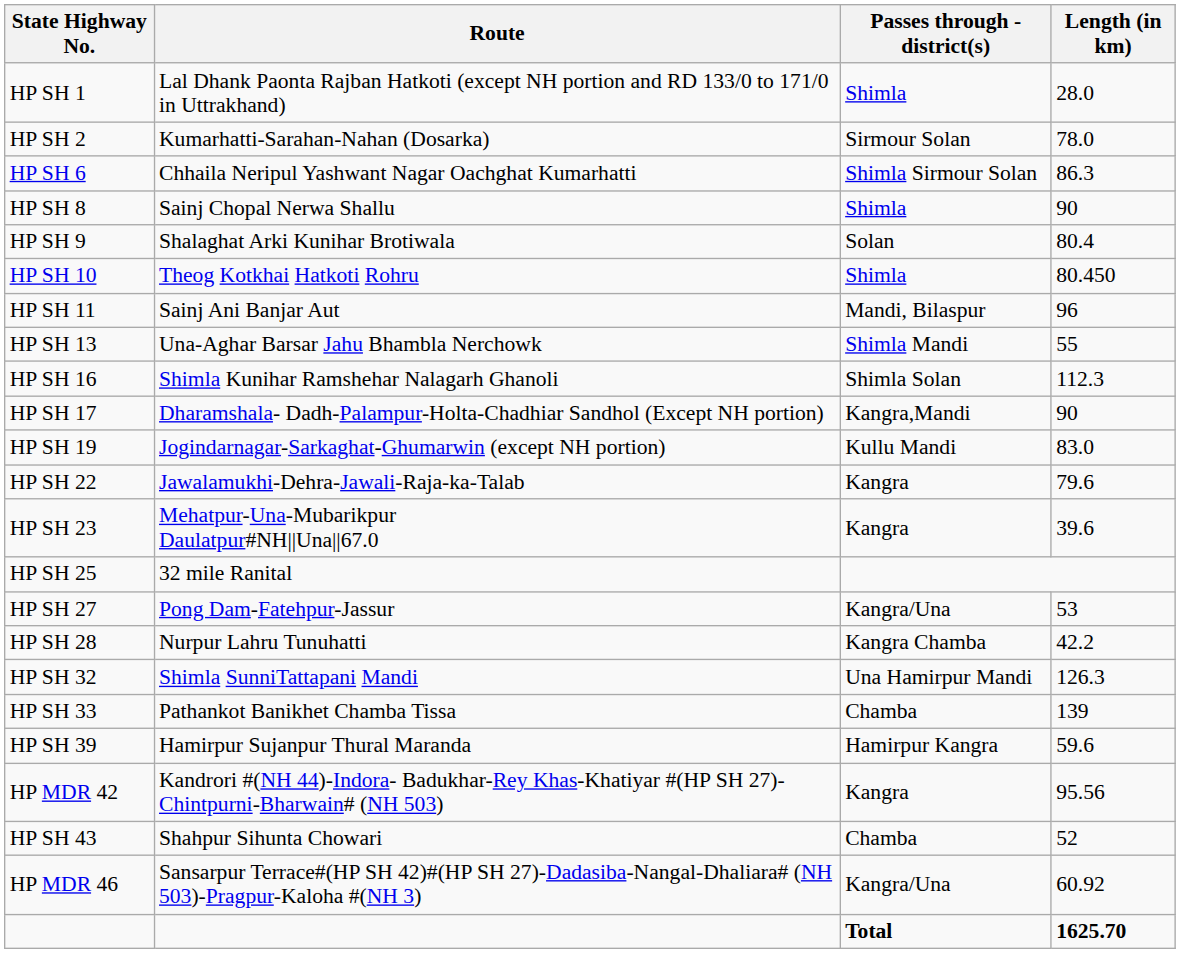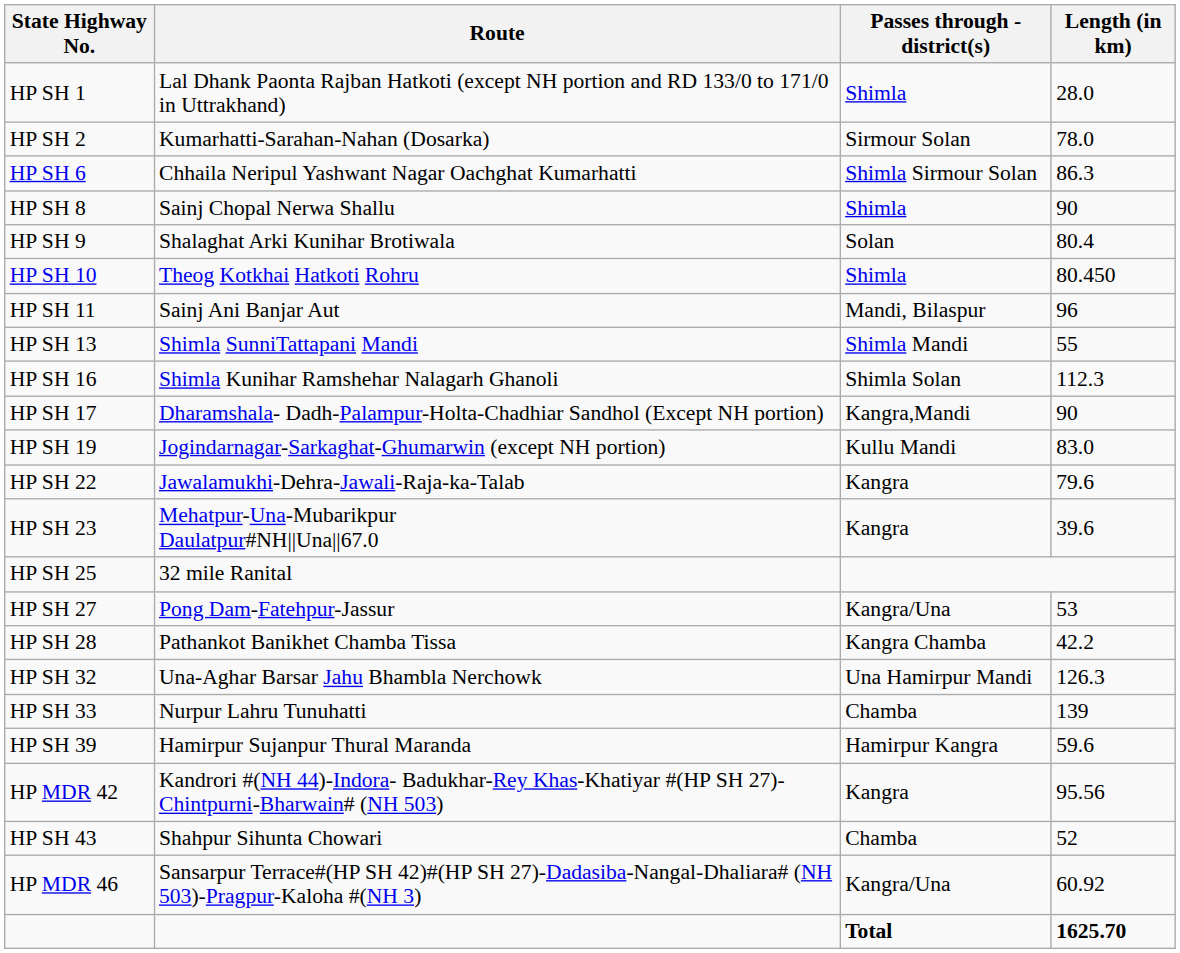(350, 344) Una-Aghar Barsar Jahu Bhambla Nerchowk -> (288, 344) Shimla SunniTattapani Mandi
(263, 642) Nurpur Lahru Tunuhatti -> (308, 642) Pathankot Banikhet Chamba Tissa
(288, 676) Shimla SunniTattapani Mandi -> (350, 676) Una-Aghar Barsar Jahu Bhambla Nerchowk
(308, 711) Pathankot Banikhet Chamba Tissa -> (263, 711) Nurpur Lahru Tunuhatti
